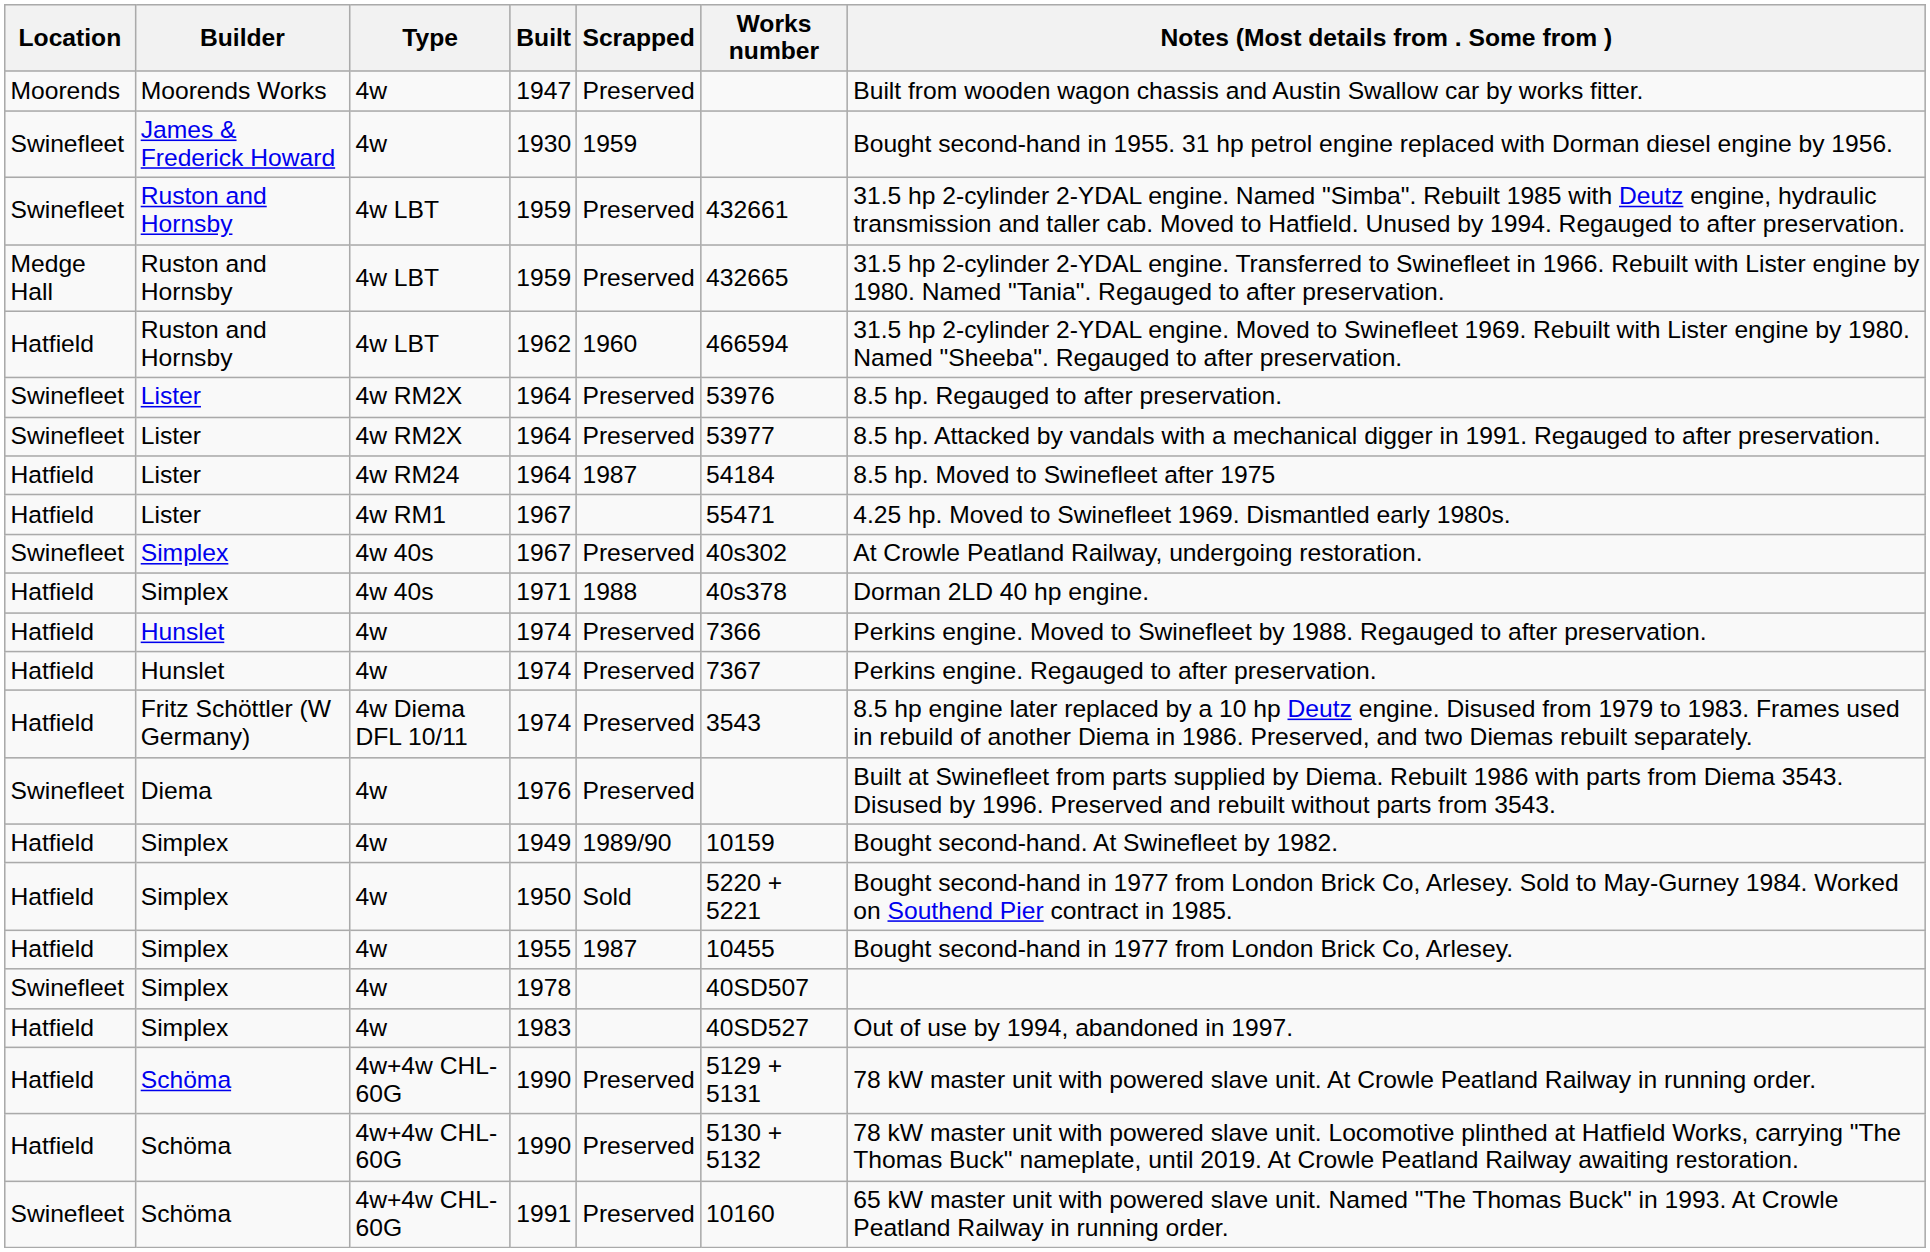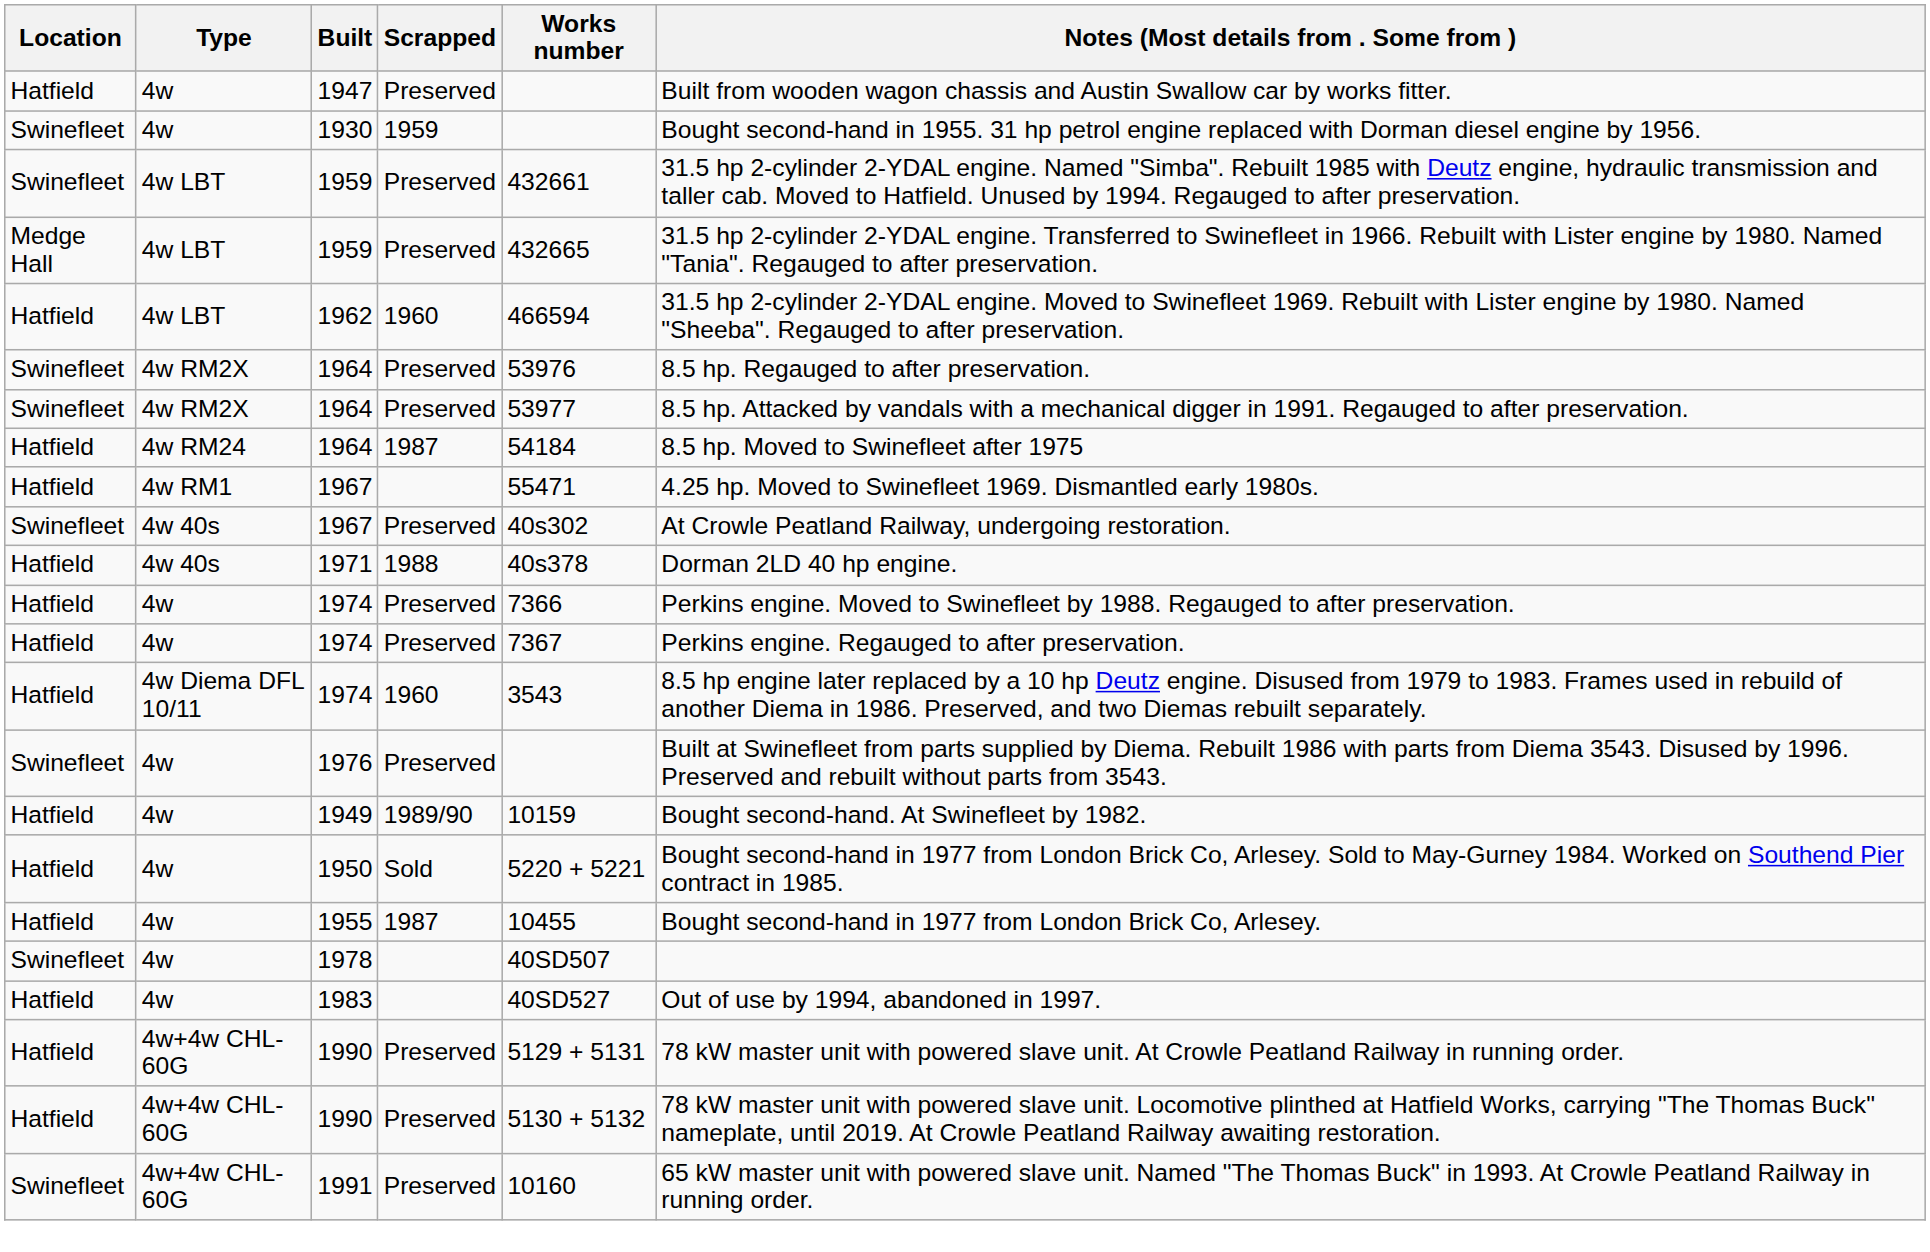- column: (242, 37)
(65, 90) Moorends -> (52, 90) Hatfield
(639, 723) Preserved -> (411, 695) 1960
